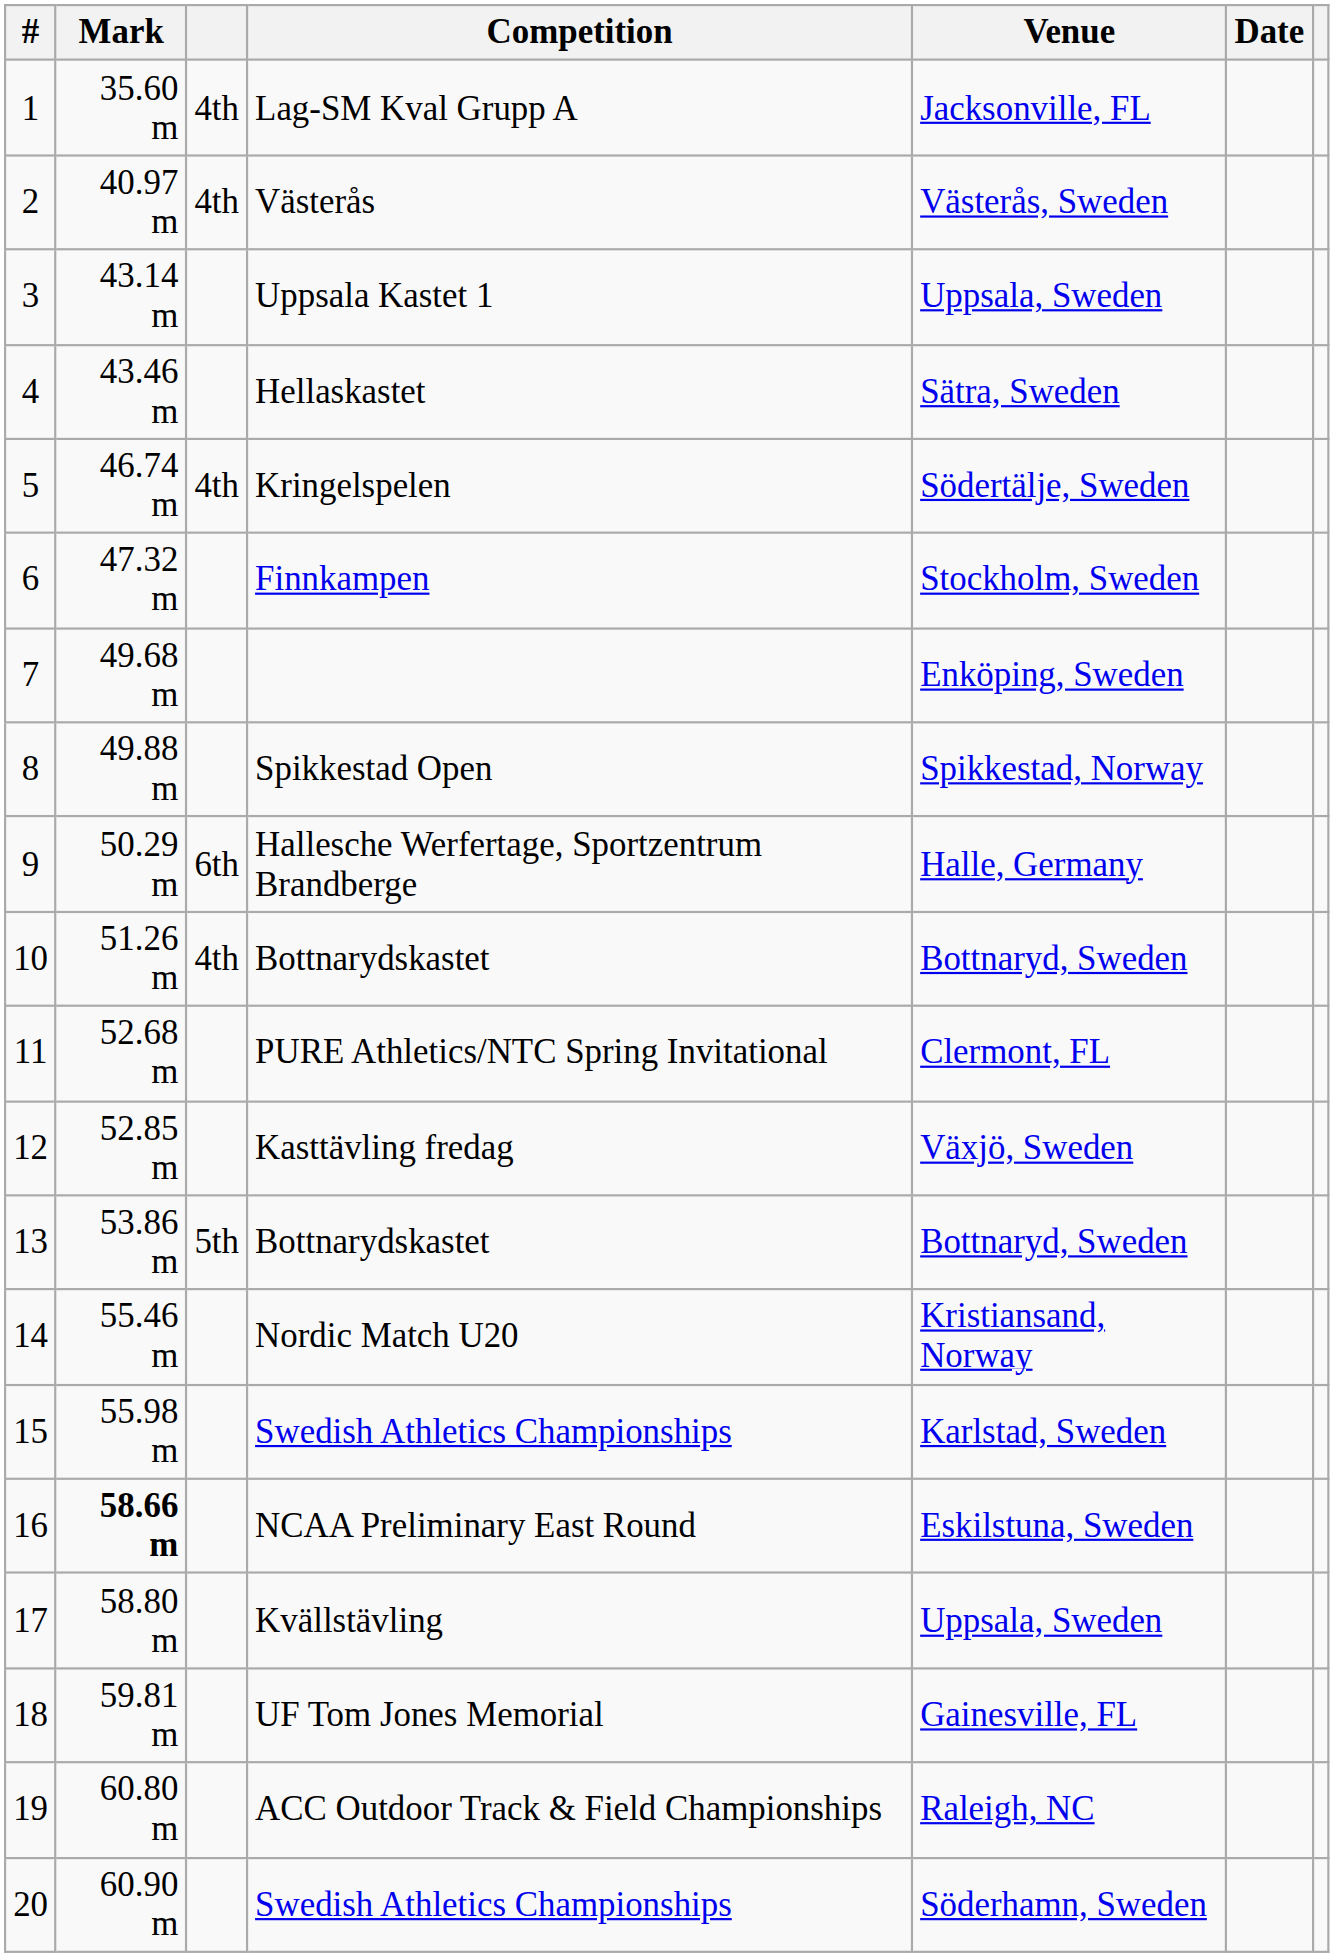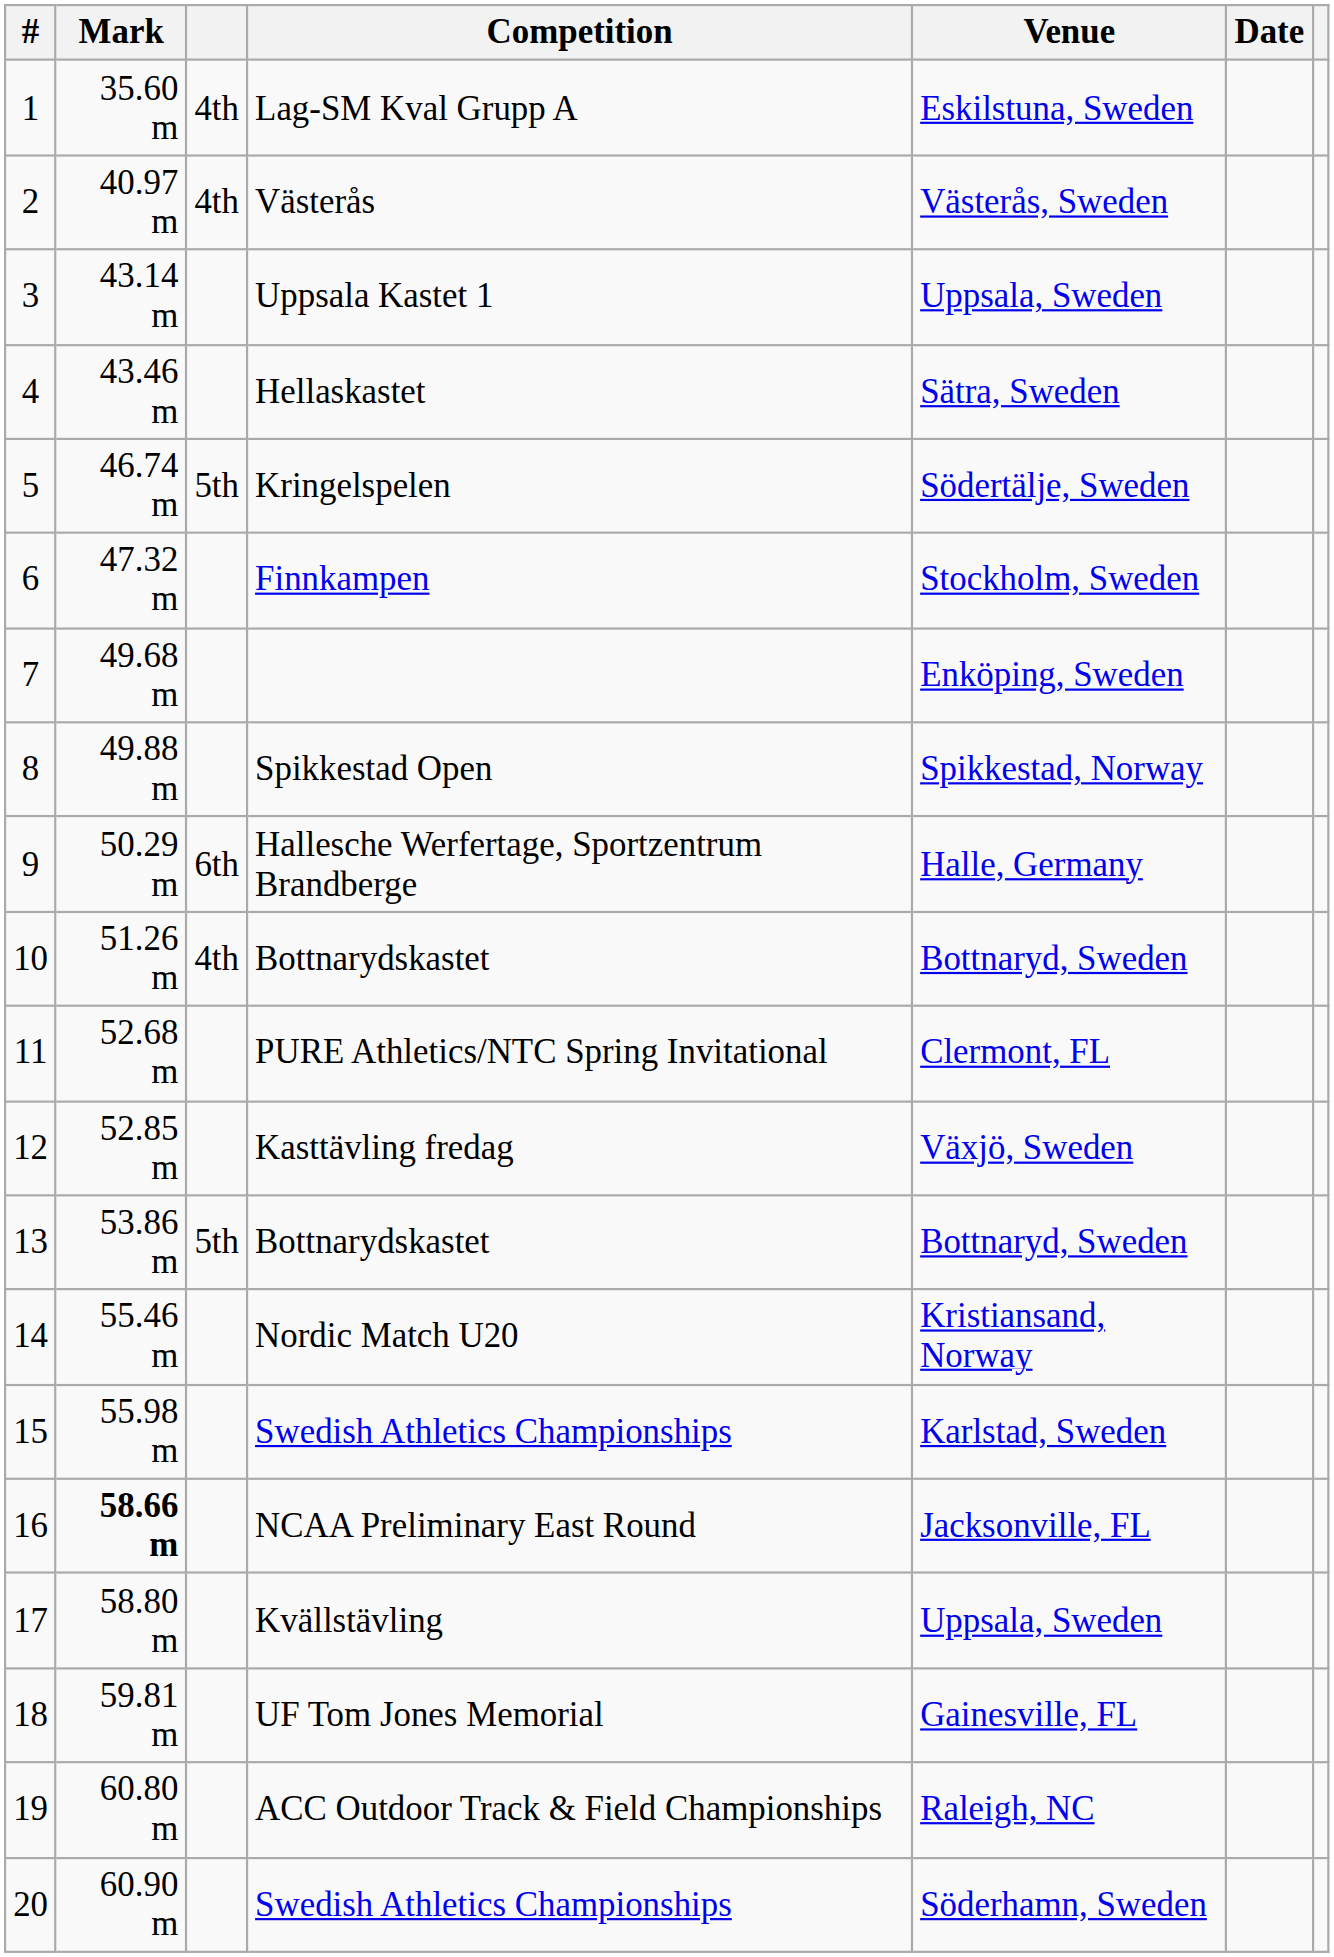(1035, 107) Jacksonville, FL -> (1057, 107) Eskilstuna, Sweden
(217, 485) 4th -> (217, 485) 5th
(1057, 1525) Eskilstuna, Sweden -> (1035, 1525) Jacksonville, FL
